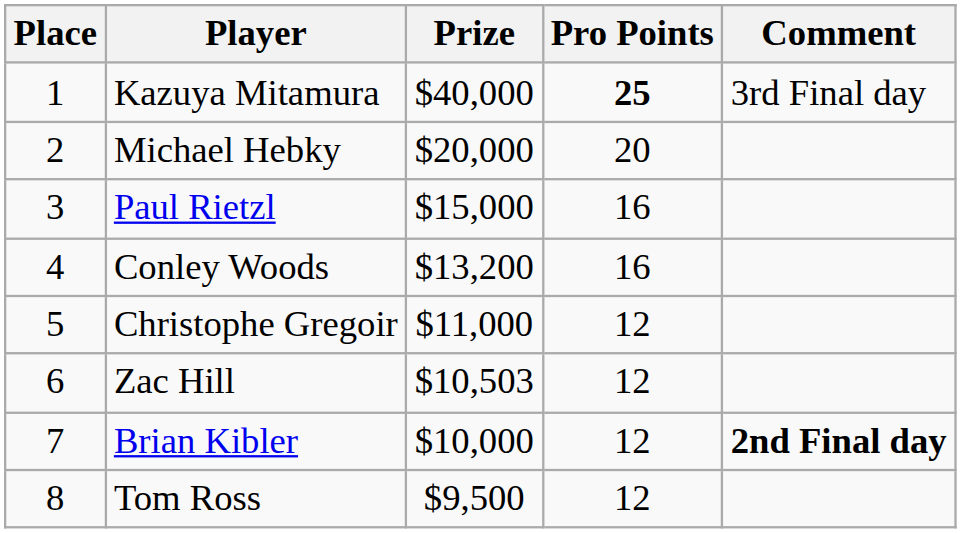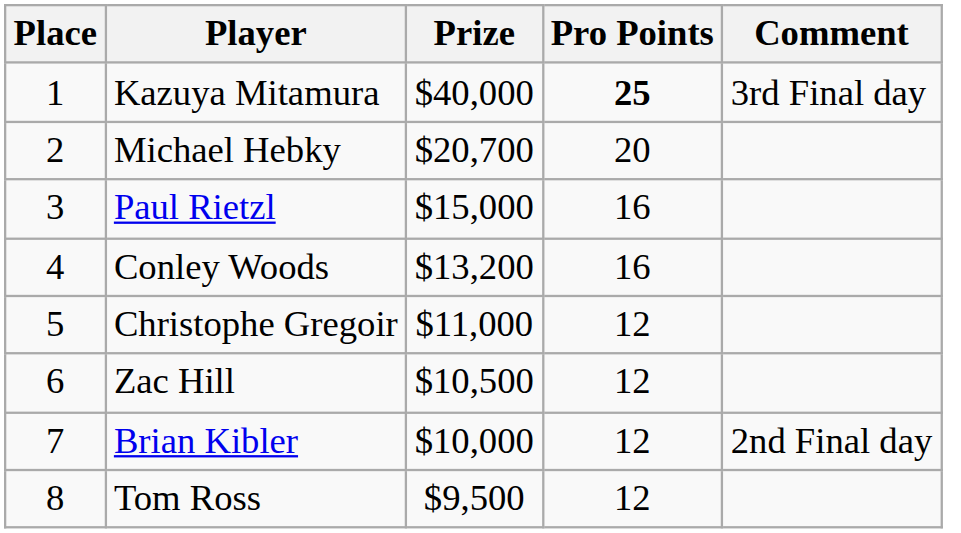(474, 149) $20,000 -> (474, 149) $20,700
(474, 382) $10,503 -> (474, 382) $10,500
(839, 440) bold -> (832, 440) normal
